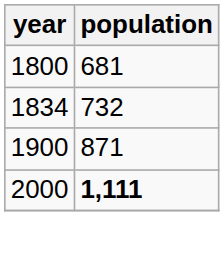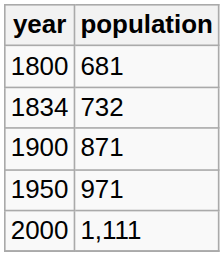+ row: (40, 189)
(111, 189) bold -> (111, 230) normal
